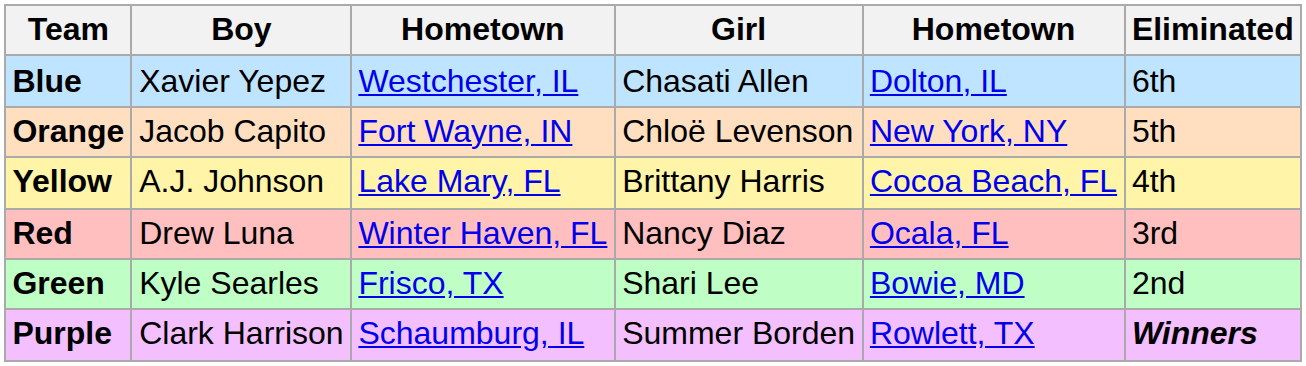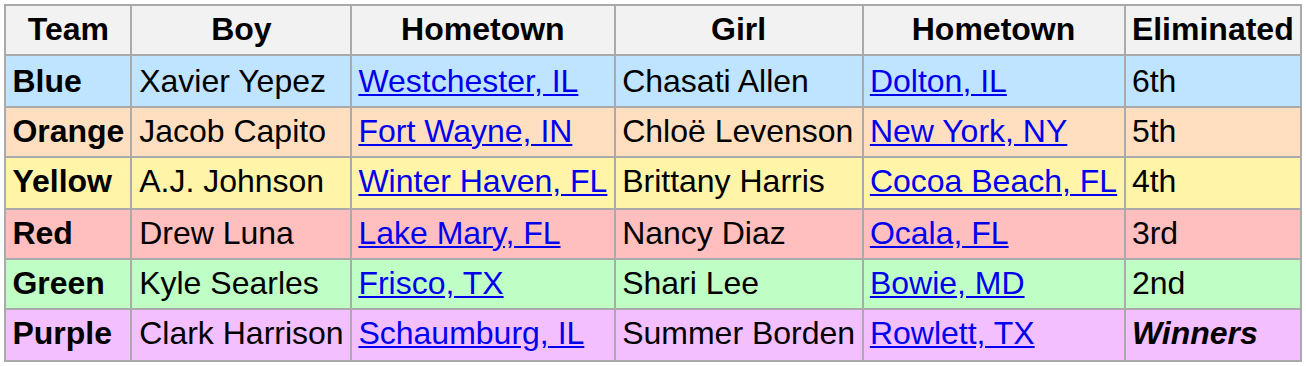(459, 182) Lake Mary, FL -> (483, 182) Winter Haven, FL
(483, 232) Winter Haven, FL -> (459, 232) Lake Mary, FL
